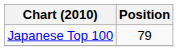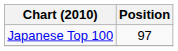(145, 35) 79 -> (145, 35) 97
